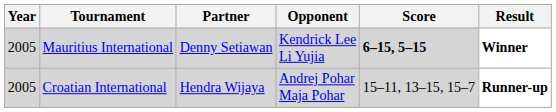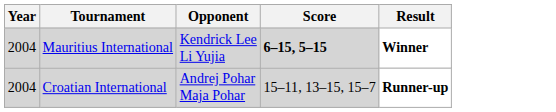- column: (226, 16)
(22, 48) 2005 -> (22, 48) 2004
(22, 88) 2005 -> (22, 88) 2004
